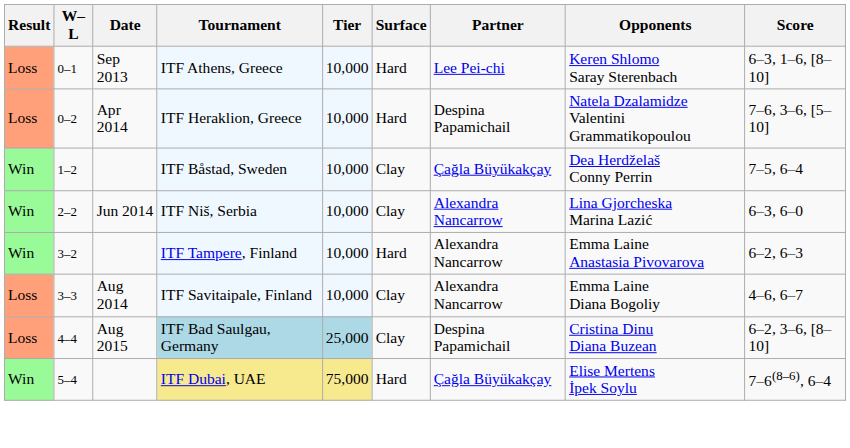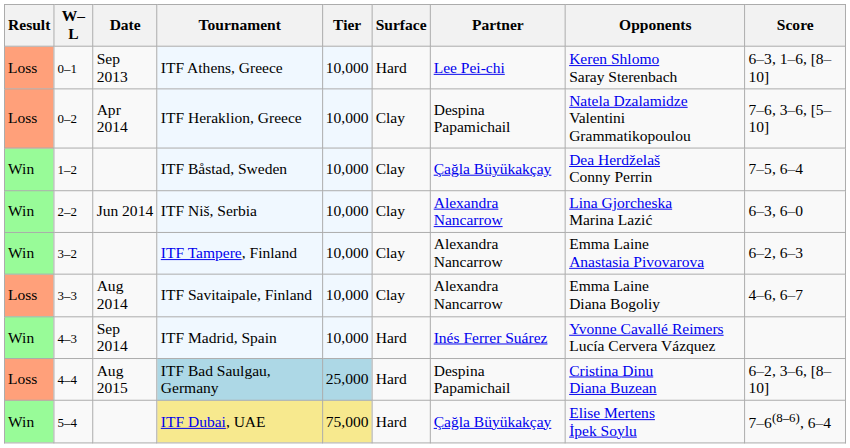(391, 118) Hard -> (390, 118) Clay
(391, 253) Hard -> (390, 253) Clay
+ row: (219, 337)
(390, 337) Clay -> (391, 379) Hard
